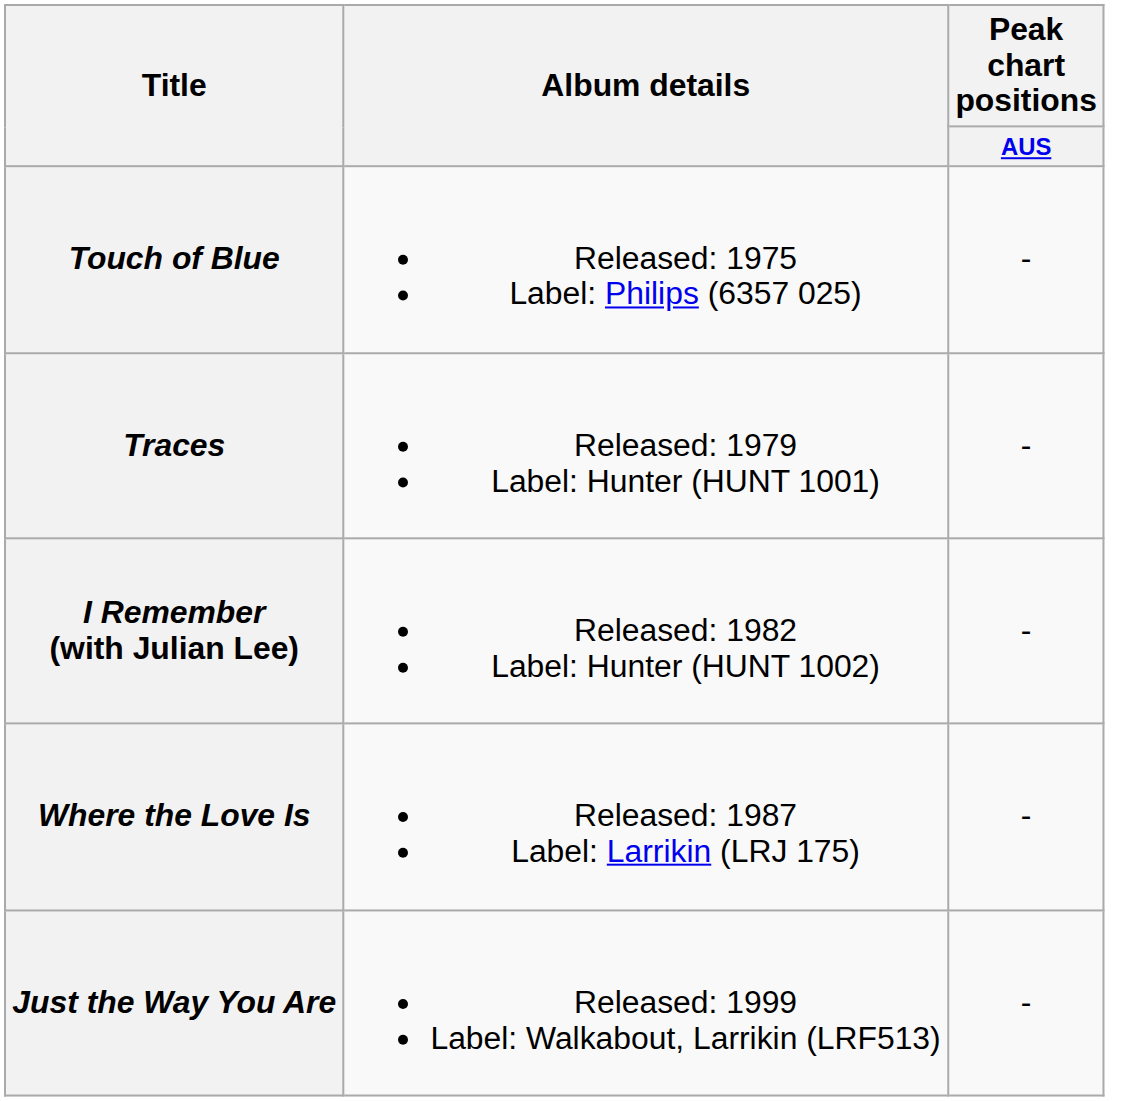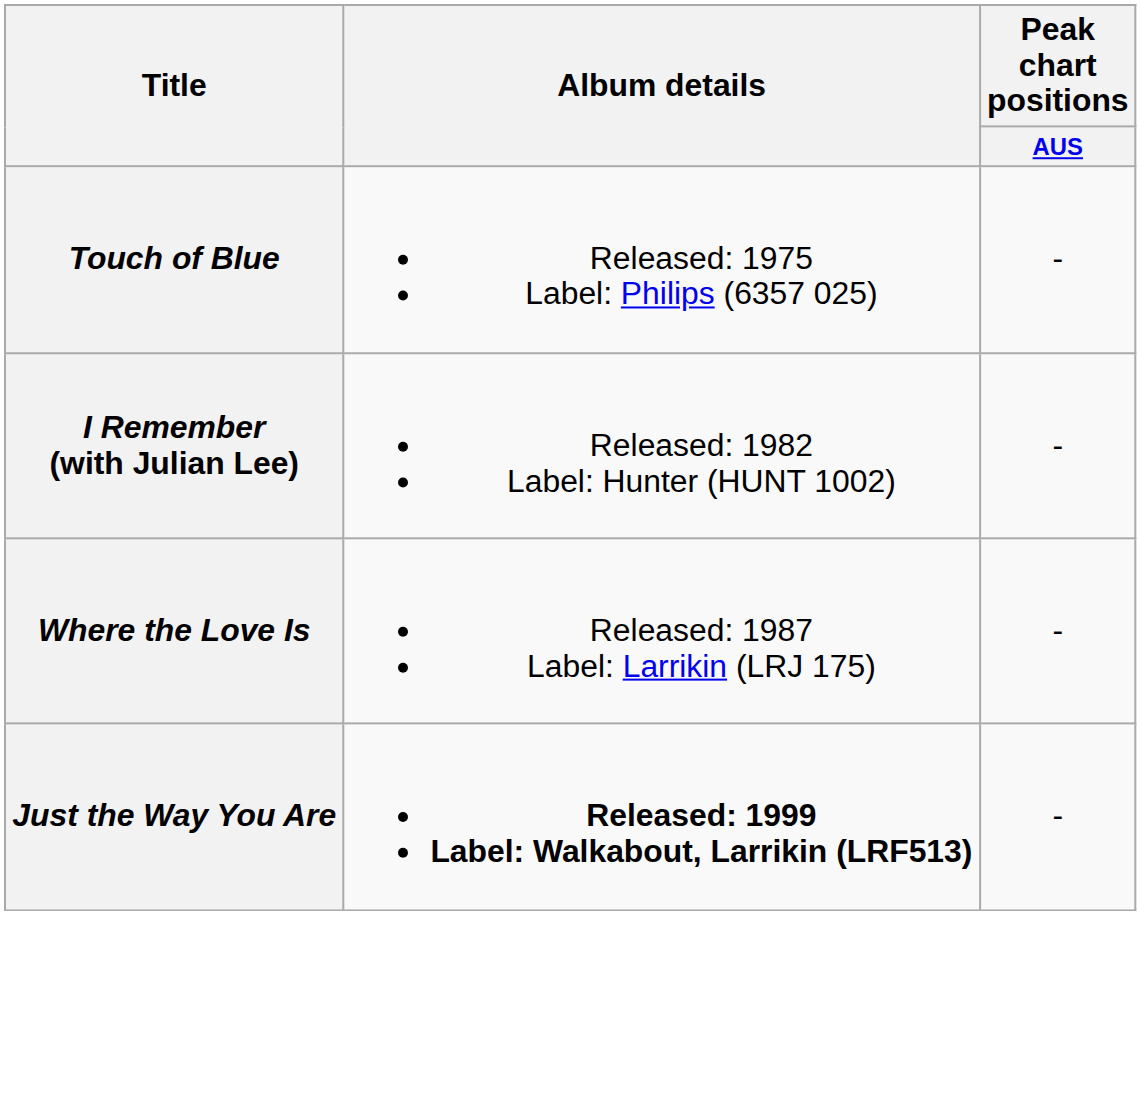- row: (174, 444)
(646, 1021) normal -> (662, 835) bold
